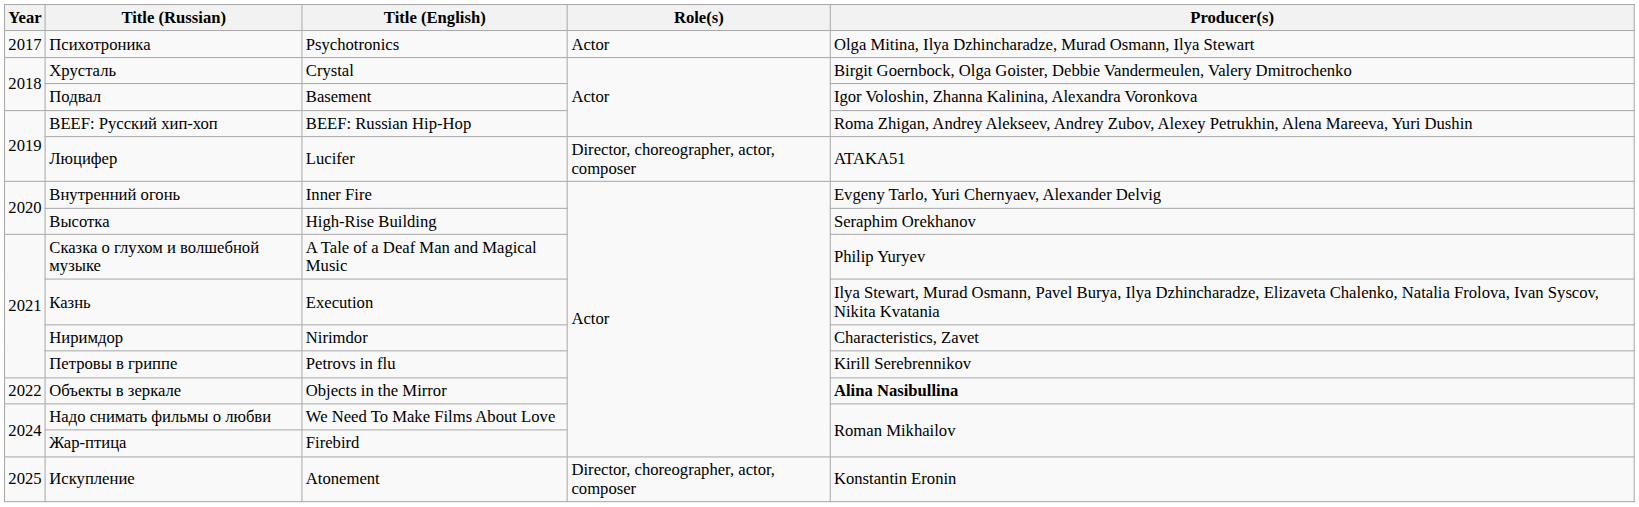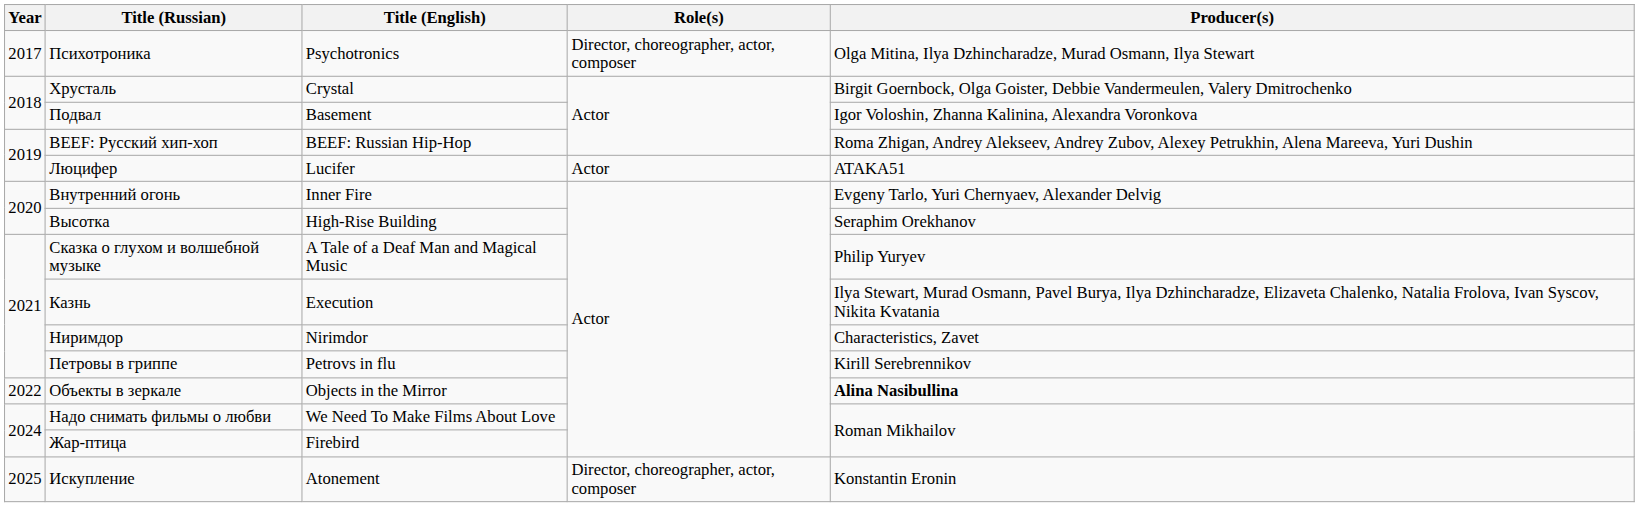(590, 44) Actor -> (673, 53) Director, choreographer, actor, composer
(673, 159) Director, choreographer, actor, composer -> (590, 168) Actor
